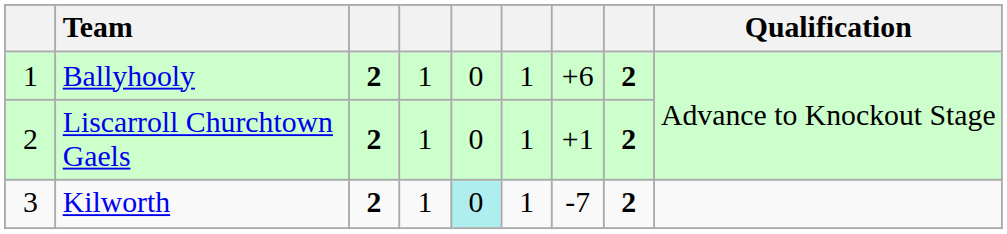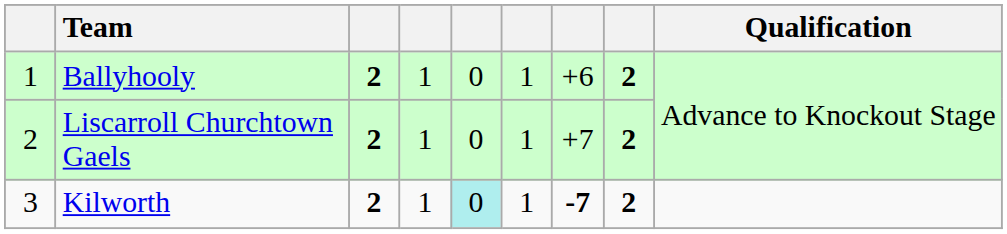(578, 139) +1 -> (578, 139) +7
(578, 203) normal -> (578, 203) bold
